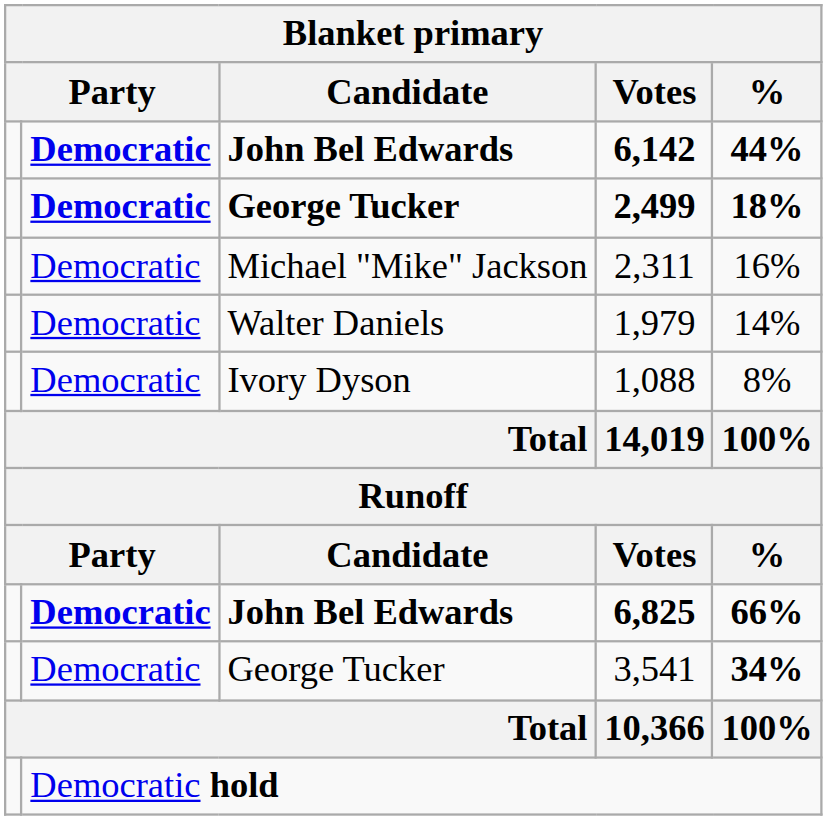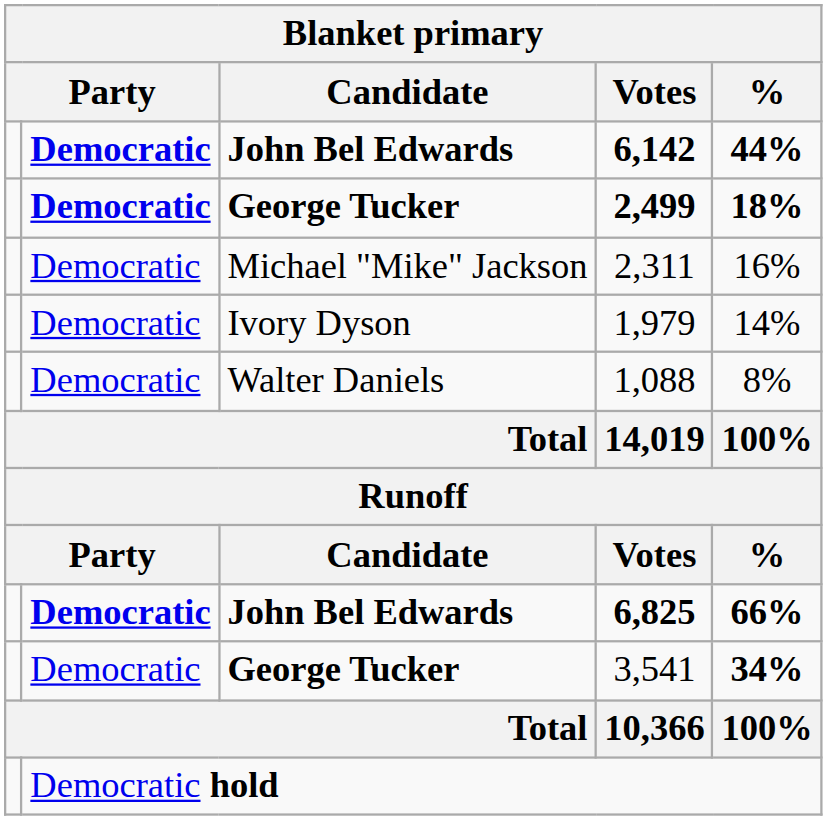(336, 322) Walter Daniels -> (319, 322) Ivory Dyson
(319, 380) Ivory Dyson -> (336, 380) Walter Daniels
(336, 669) normal -> (343, 669) bold
